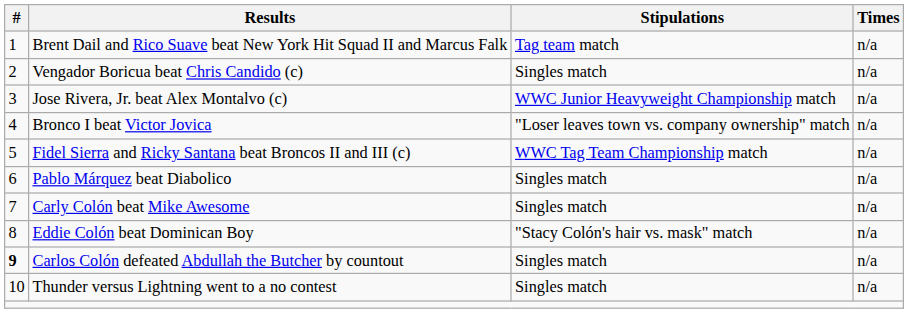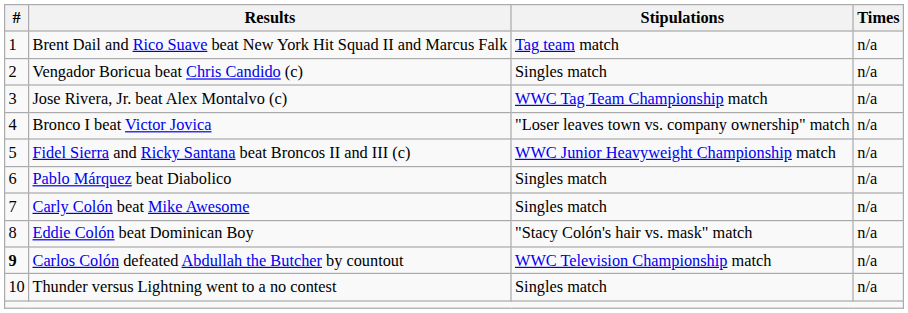(675, 98) WWC Junior Heavyweight Championship match -> (641, 98) WWC Tag Team Championship match
(641, 152) WWC Tag Team Championship match -> (675, 152) WWC Junior Heavyweight Championship match
(561, 259) Singles match -> (643, 259) WWC Television Championship match
